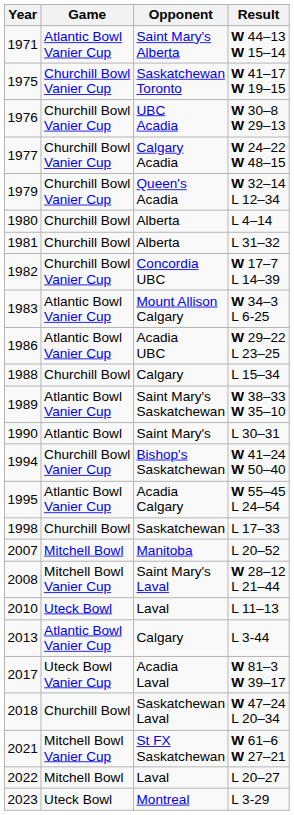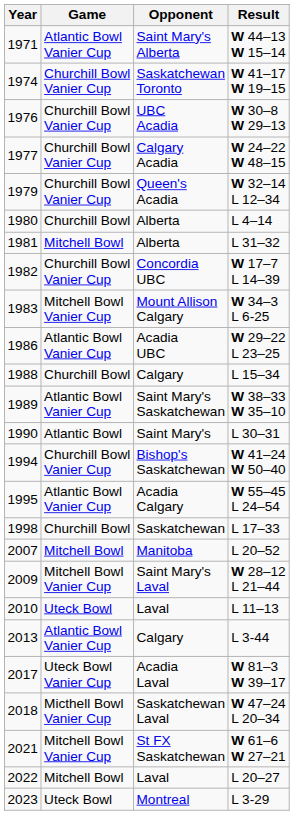(23, 81) 1975 -> (23, 81) 1974
(87, 242) Churchill Bowl -> (84, 242) Mitchell Bowl
(83, 308) Atlantic Bowl Vanier Cup -> (84, 308) Mitchell Bowl Vanier Cup
(23, 579) 2008 -> (23, 579) 2009
(87, 711) Churchill Bowl -> (84, 711) Micthell Bowl Vanier Cup
